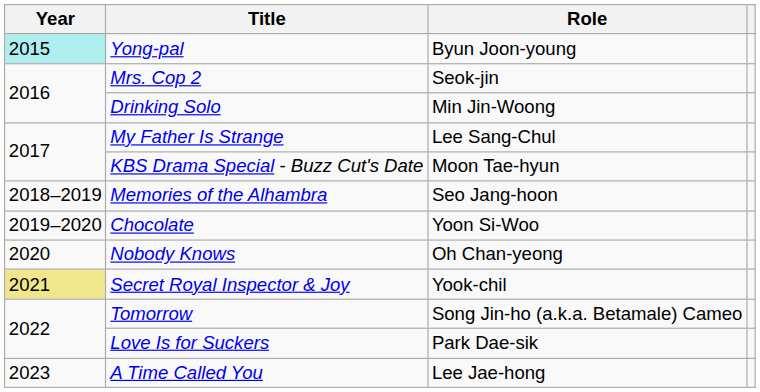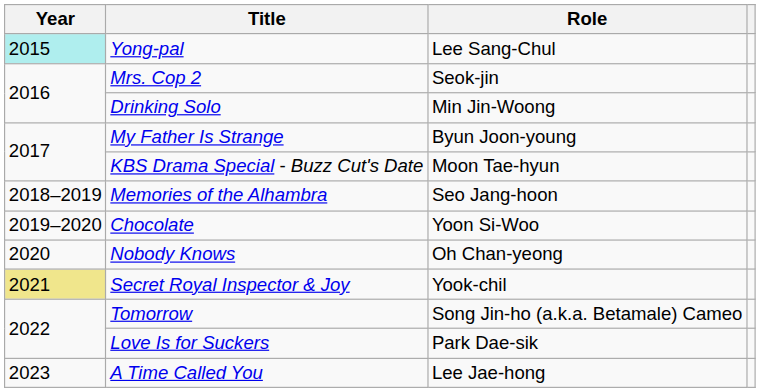(504, 48) Byun Joon-young -> (494, 48) Lee Sang-Chul
(494, 136) Lee Sang-Chul -> (504, 136) Byun Joon-young
